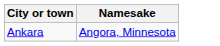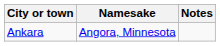+ column: (197, 13)
